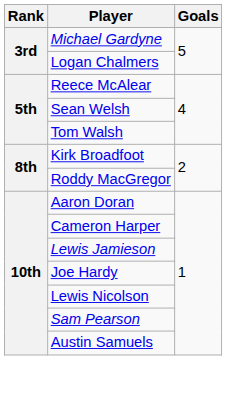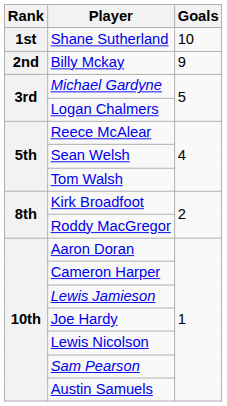+ row: (110, 39)
+ row: (87, 62)
